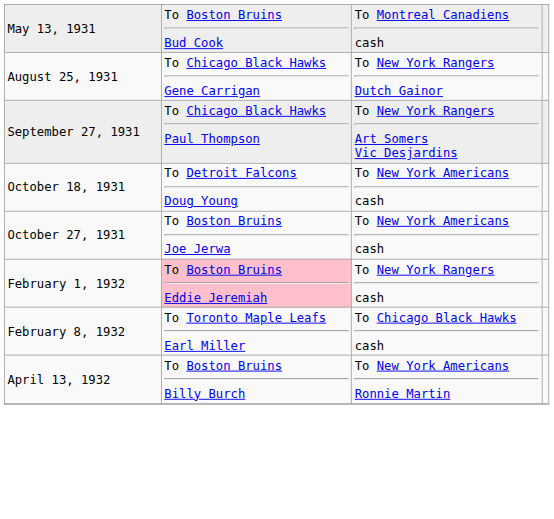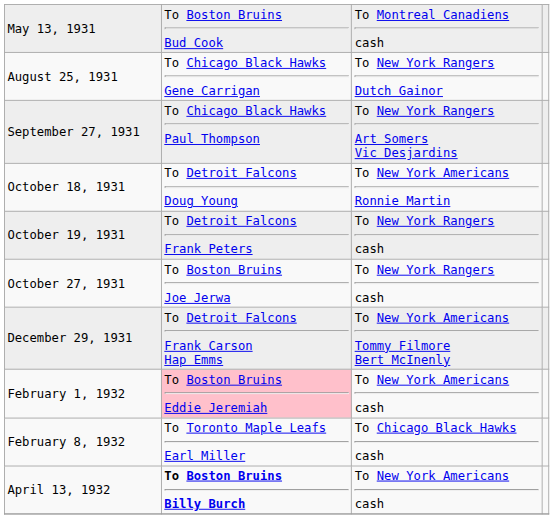(447, 187) To New York Americans cash -> (447, 187) To New York Americans Ronnie Martin
+ row: (66, 235)
(447, 235) To New York Americans cash -> (447, 283) To New York Rangers cash
+ row: (70, 338)
(447, 283) To New York Rangers cash -> (447, 394) To New York Americans cash
(257, 379) normal -> (257, 490) bold
(447, 379) To New York Americans Ronnie Martin -> (447, 490) To New York Americans cash
